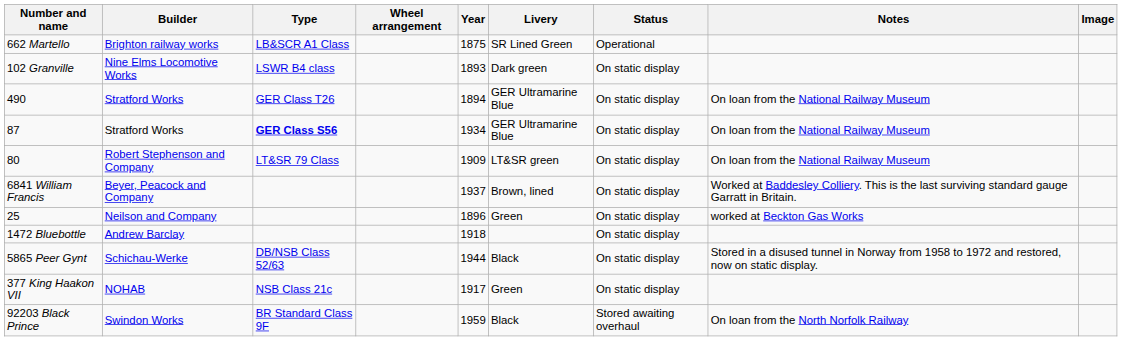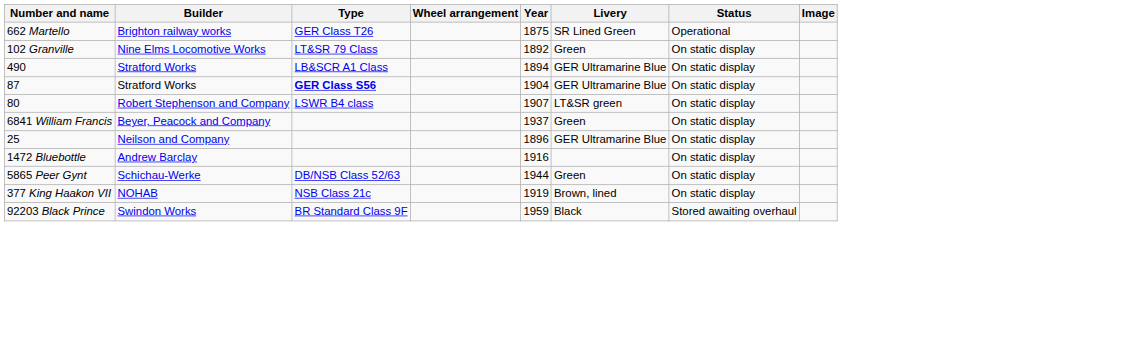- column: (893, 19)
(302, 44) LB&SCR A1 Class -> (334, 31) GER Class T26
(295, 68) LSWR B4 class -> (336, 49) LT&SR 79 Class
(473, 68) 1893 -> (536, 49) 1892
(519, 68) Dark green -> (570, 49) Green
(295, 99) GER Class T26 -> (341, 67) LB&SCR A1 Class
(473, 130) 1934 -> (536, 85) 1904
(297, 161) LT&SR 79 Class -> (334, 103) LSWR B4 class
(473, 161) 1909 -> (536, 103) 1907
(522, 191) Brown, lined -> (570, 121) Green
(507, 216) Green -> (610, 139) GER Ultramarine Blue
(473, 234) 1918 -> (536, 157) 1916
(505, 258) Black -> (570, 175) Green
(473, 289) 1917 -> (536, 193) 1919
(507, 289) Green -> (585, 193) Brown, lined
